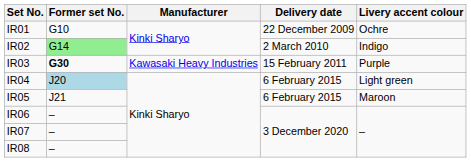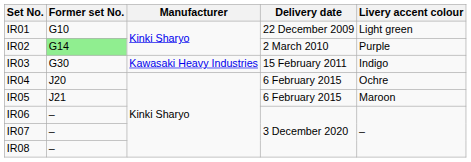(374, 30) Ochre -> (386, 30) Light green
(374, 47) Indigo -> (375, 47) Purple
(59, 64) bold -> (59, 64) normal
(375, 64) Purple -> (374, 64) Indigo
(57, 81) lightblue background -> (57, 81) no background
(386, 81) Light green -> (374, 81) Ochre
